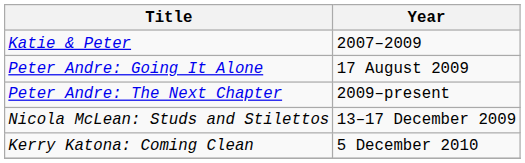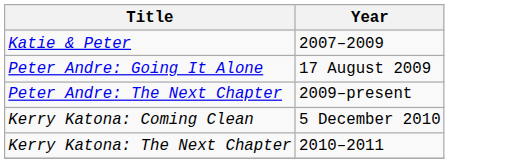- row: (169, 120)
+ row: (150, 146)
